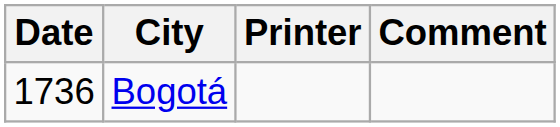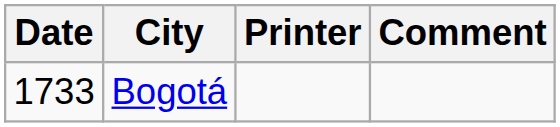(54, 91) 1736 -> (54, 91) 1733
